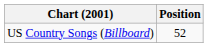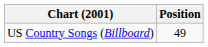(180, 33) 52 -> (180, 33) 49
